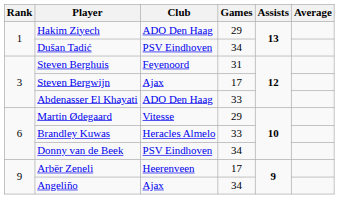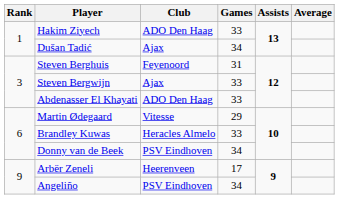(236, 30) 29 -> (236, 30) 33
(177, 47) PSV Eindhoven -> (153, 47) Ajax
(236, 82) 17 -> (236, 82) 33
(153, 185) Ajax -> (177, 185) PSV Eindhoven
